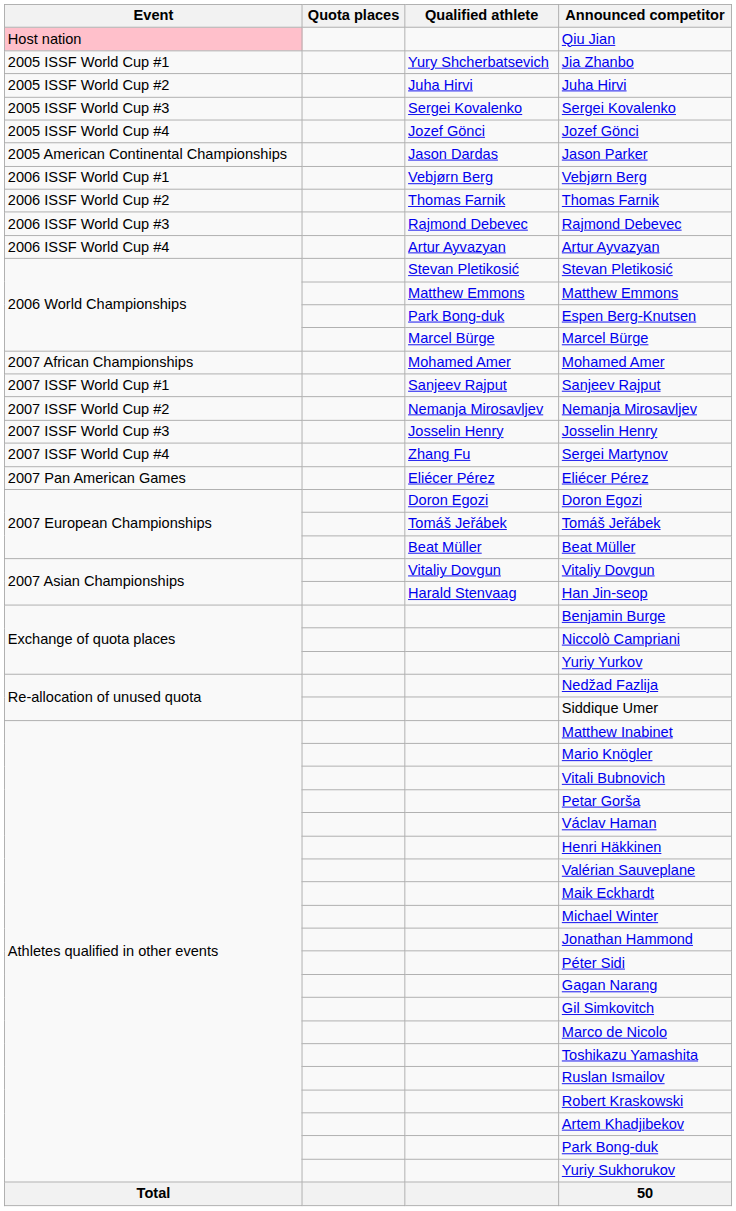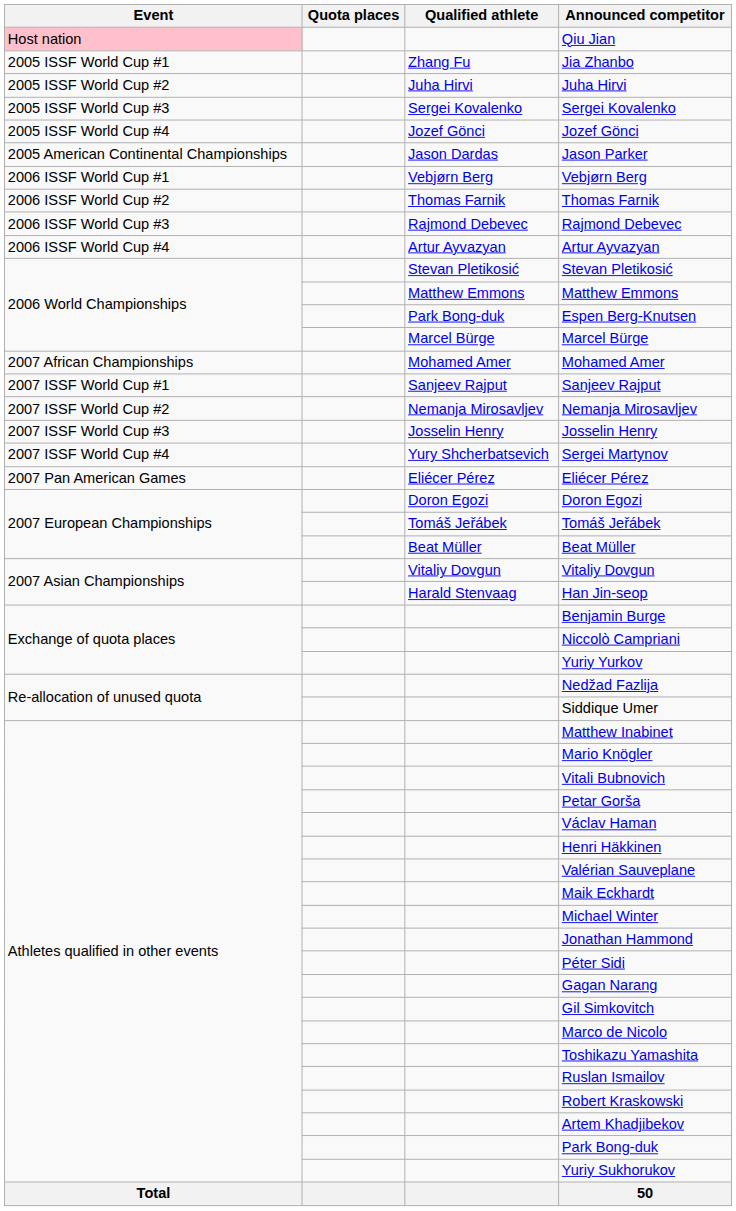(478, 62) Yury Shcherbatsevich -> (439, 62) Zhang Fu
(439, 454) Zhang Fu -> (478, 454) Yury Shcherbatsevich
